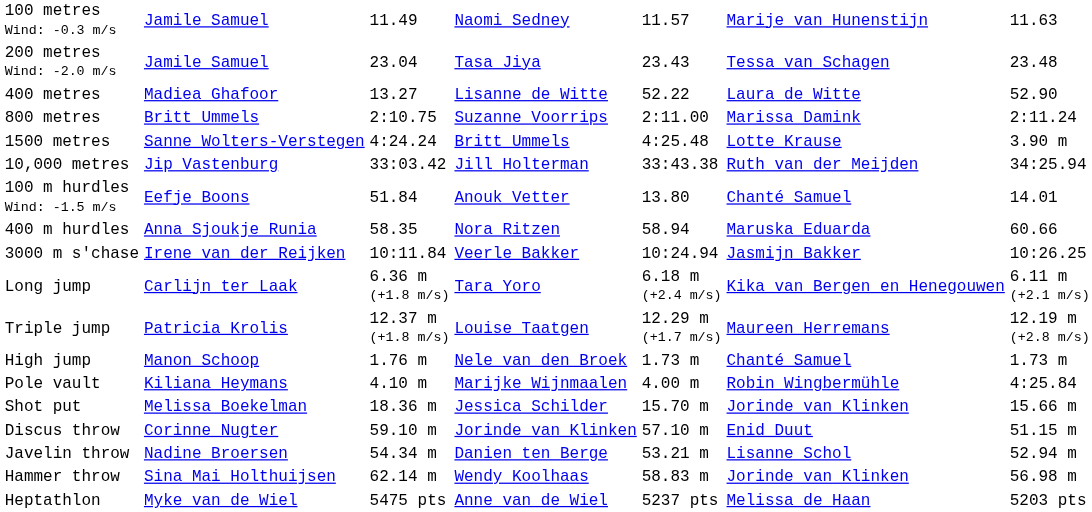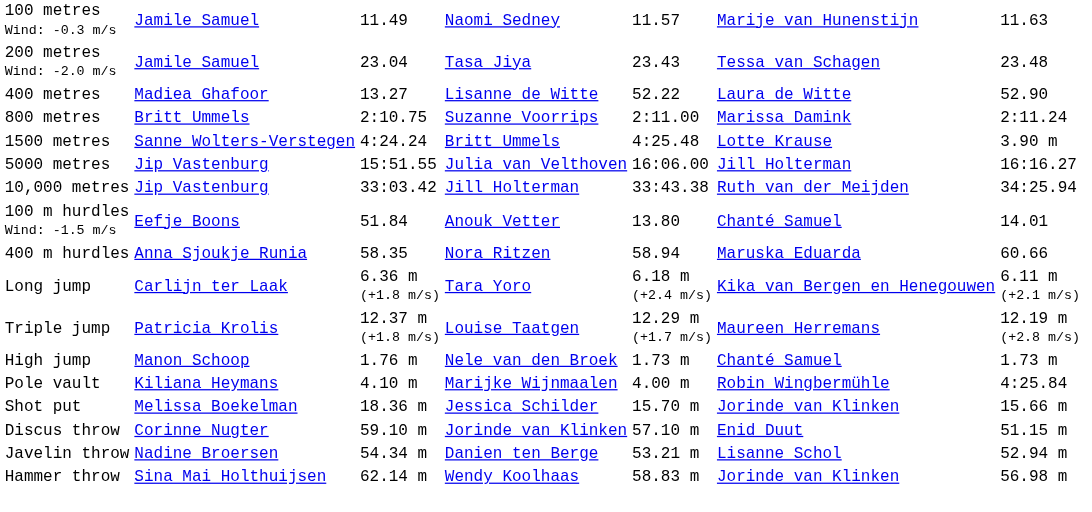+ row: (57, 165)
- row: (72, 253)
- row: (53, 500)
